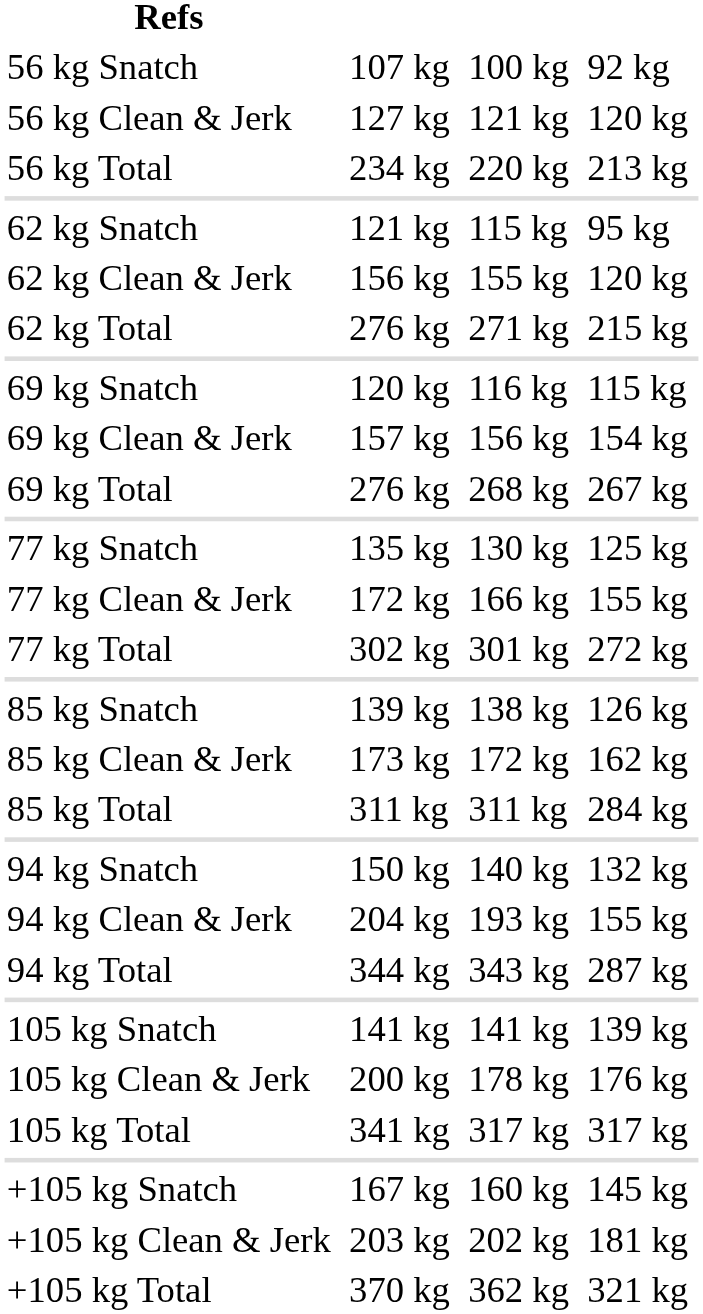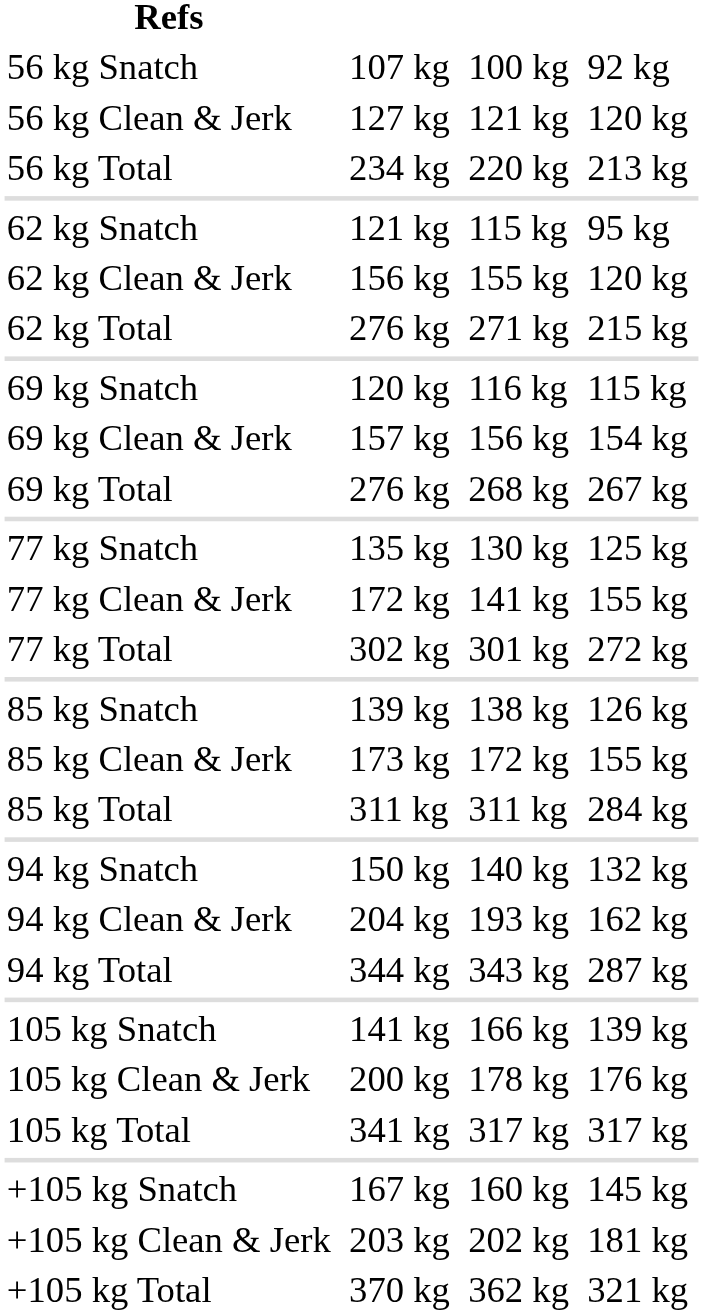(519, 598) 166 kg -> (519, 598) 141 kg
(638, 758) 162 kg -> (638, 758) 155 kg
(638, 919) 155 kg -> (638, 919) 162 kg
(519, 1029) 141 kg -> (519, 1029) 166 kg
